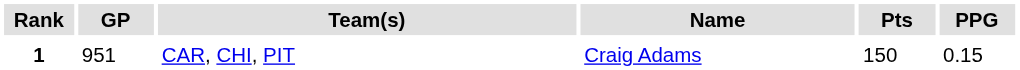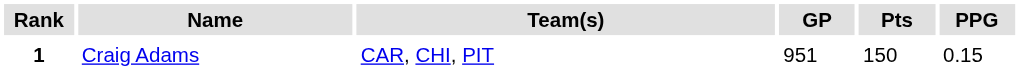columns swapped: (718, 20) <-> (116, 20)
